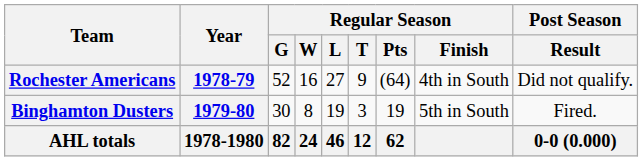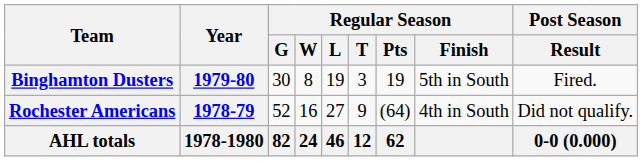rows swapped: (92, 80) <-> (92, 110)
